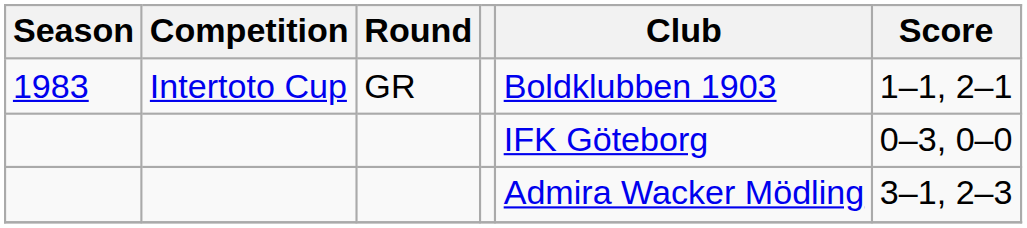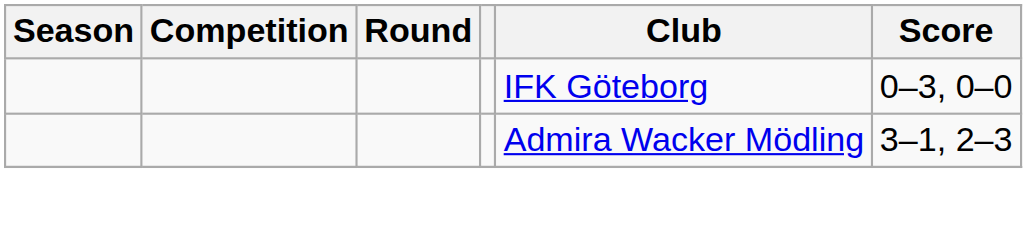- row: (51, 85)
